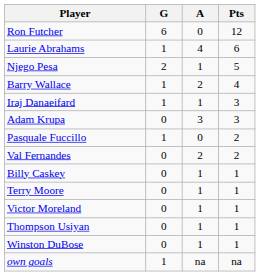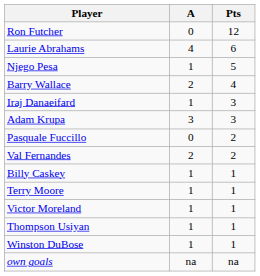- column: (164, 13)
